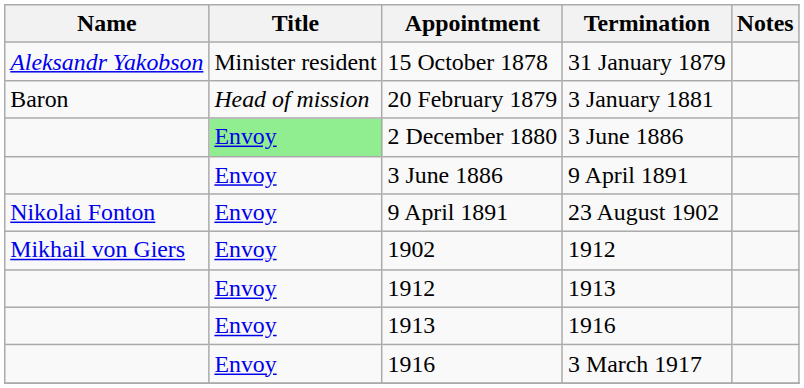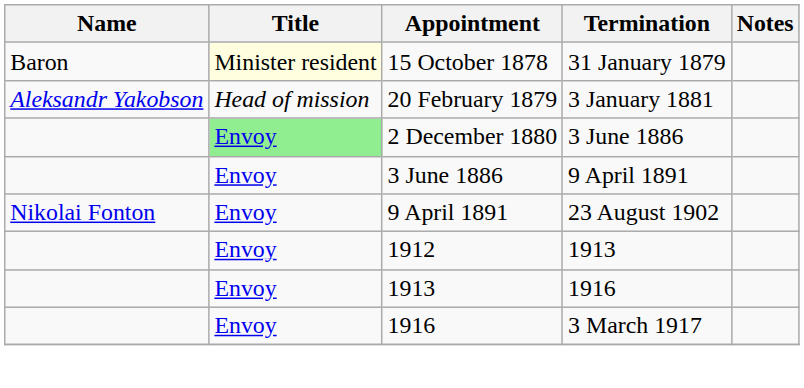(107, 61) Aleksandr Yakobson -> (39, 61) Baron
(296, 61) no background -> (296, 61) lightyellow background
(39, 99) Baron -> (107, 99) Aleksandr Yakobson
- row: (411, 250)
